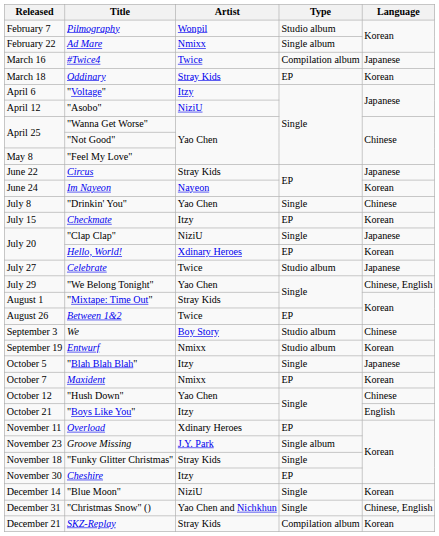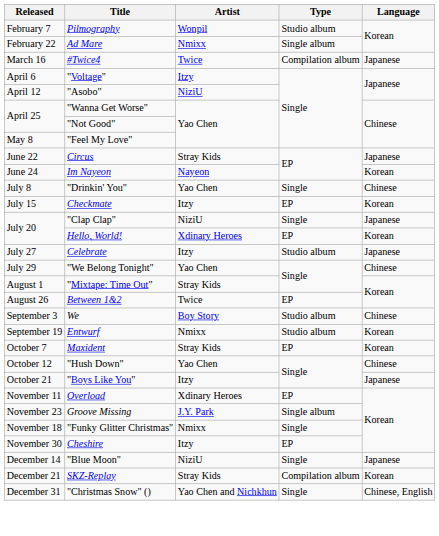- row: (86, 76)
(190, 268) Twice -> (186, 252) Itzy
(398, 284) Chinese, English -> (380, 268) Chinese
- row: (102, 364)
(192, 380) Nmixx -> (199, 348) Stray Kids
(380, 412) English -> (382, 380) Japanese
(199, 460) Stray Kids -> (192, 428) Nmixx
(379, 492) Korean -> (382, 460) Japanese
rows swapped: (91, 524) <-> (109, 508)
